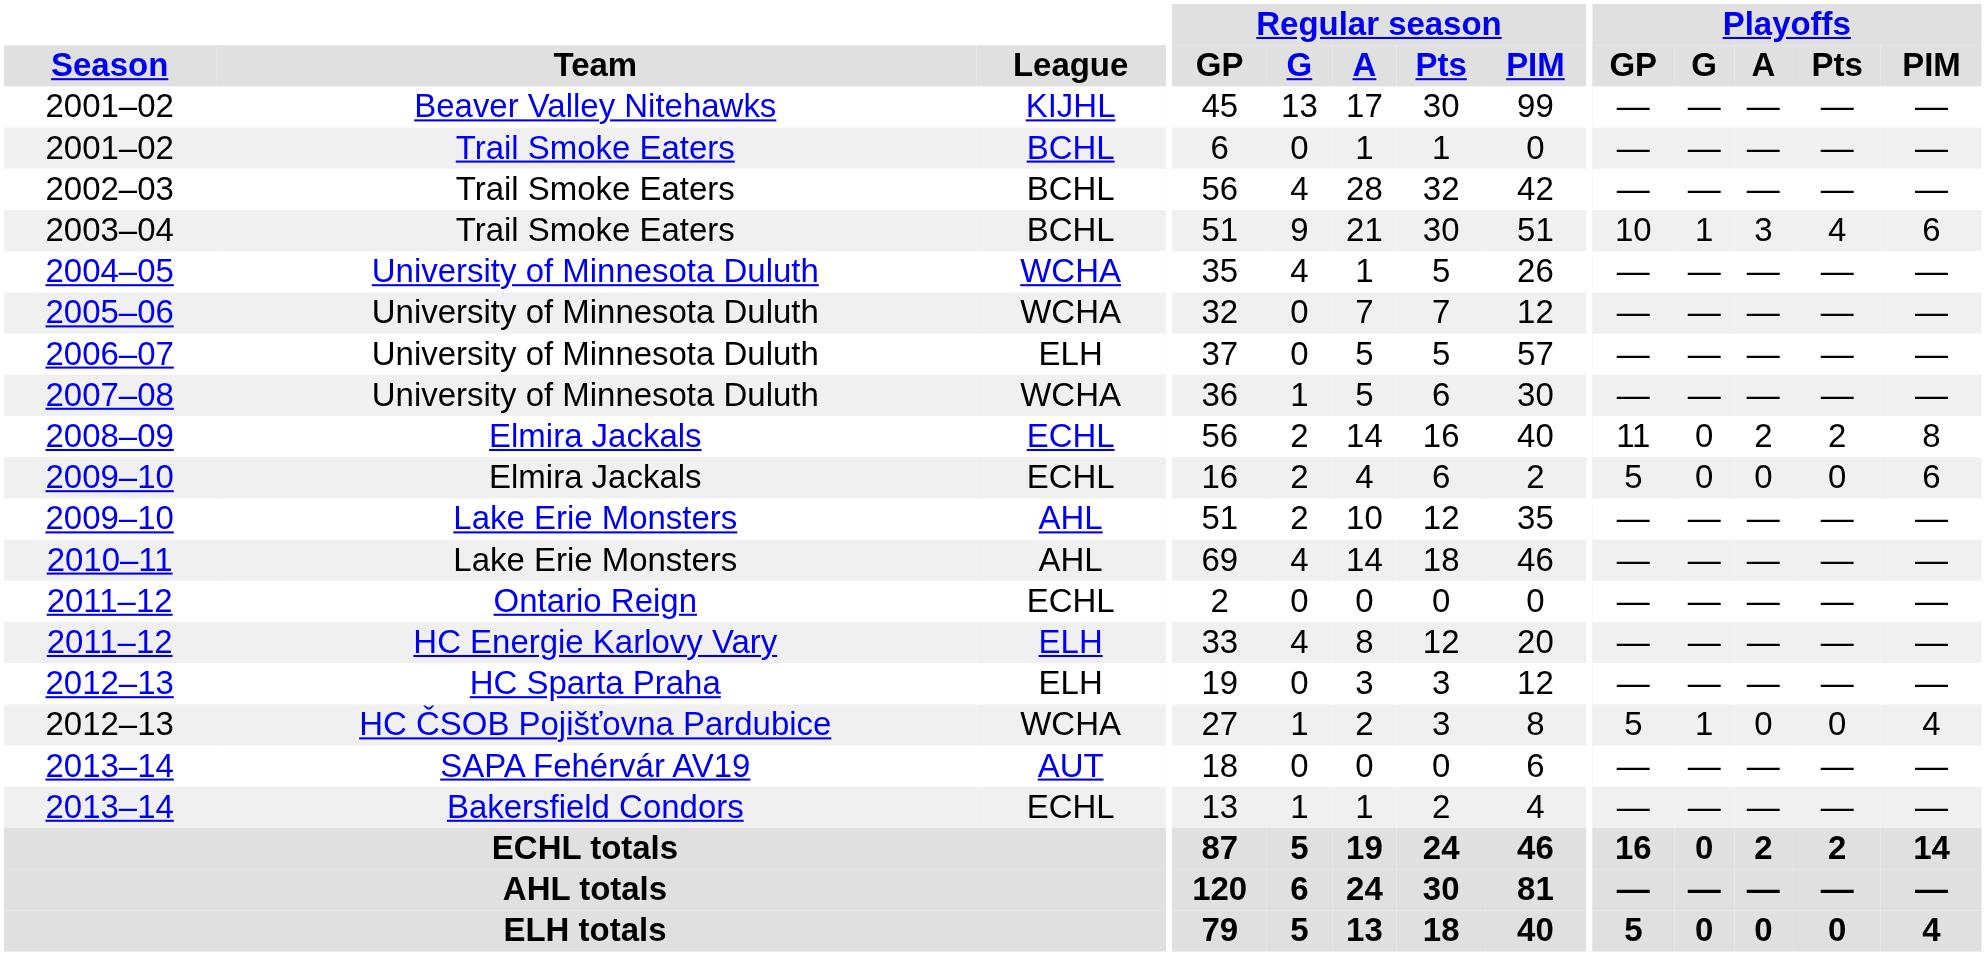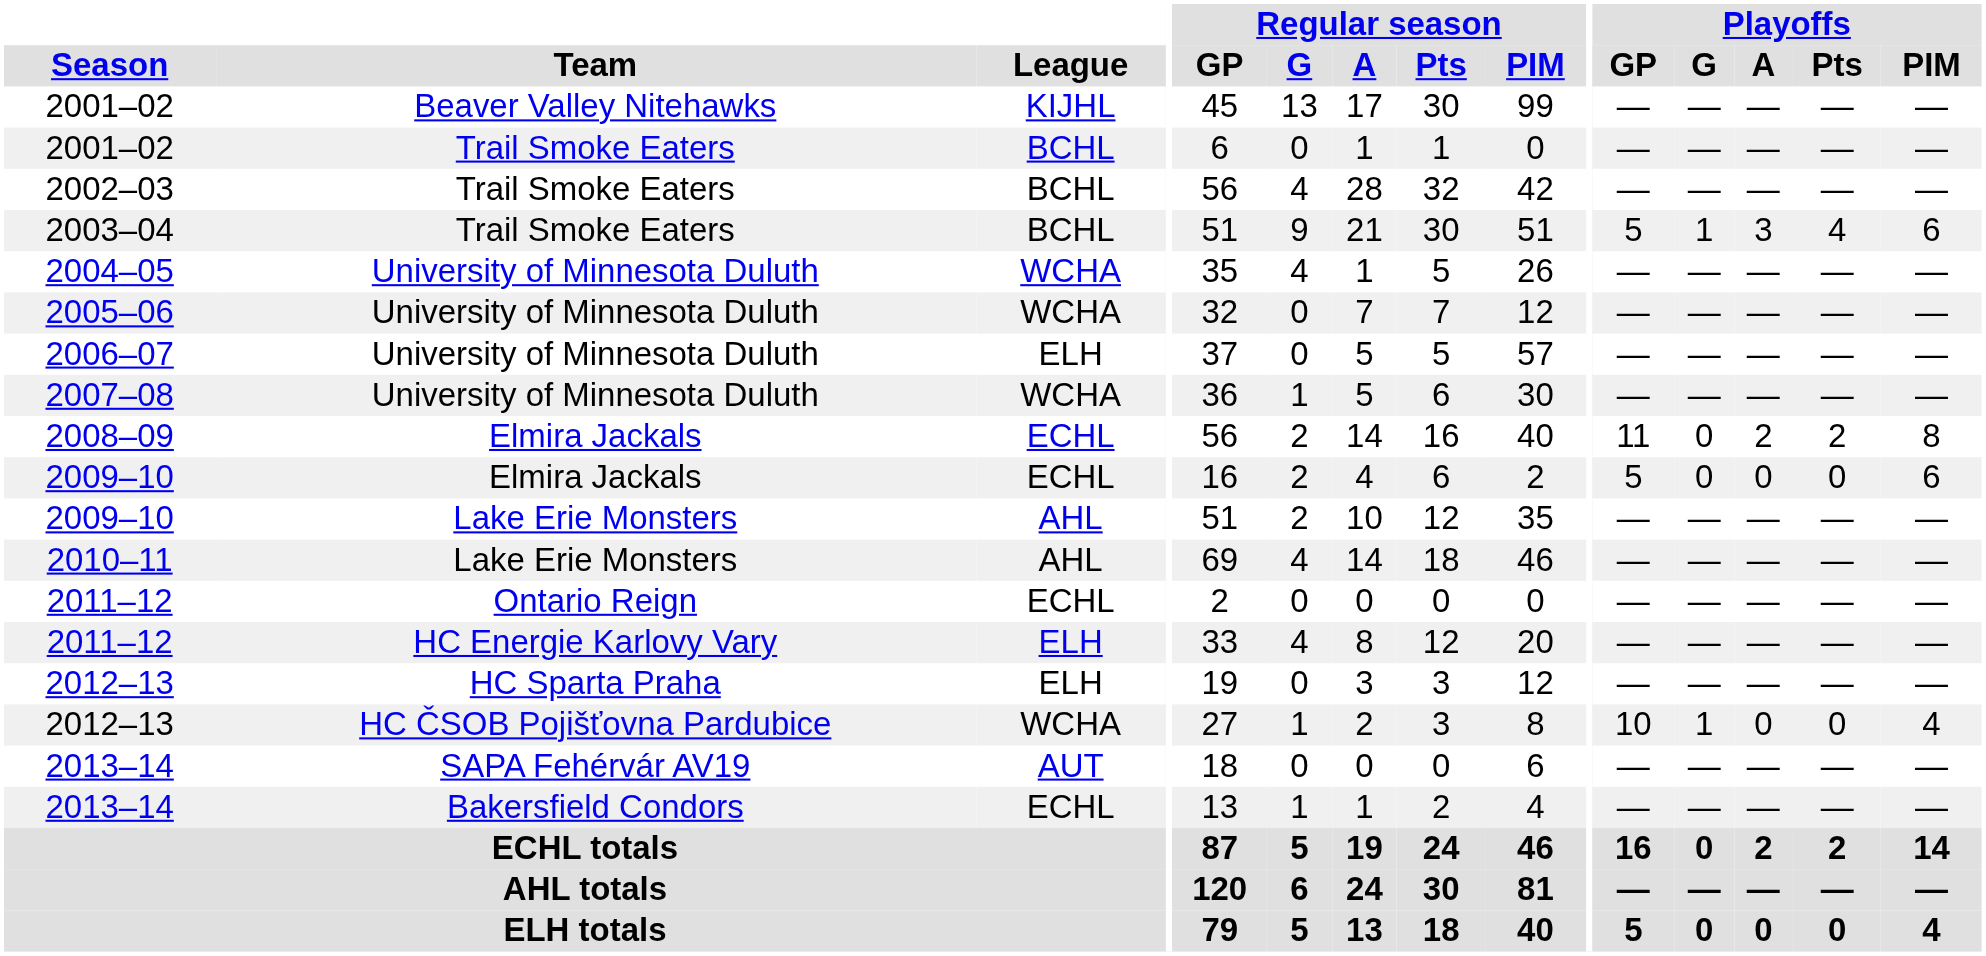(1633, 230) 10 -> (1633, 230) 5
(1633, 724) 5 -> (1633, 724) 10
